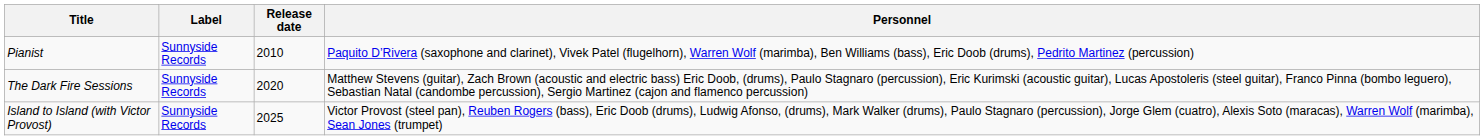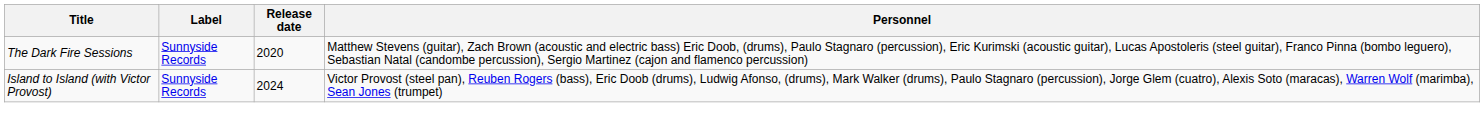- row: (25, 53)
(270, 118) 2025 -> (270, 85) 2024
